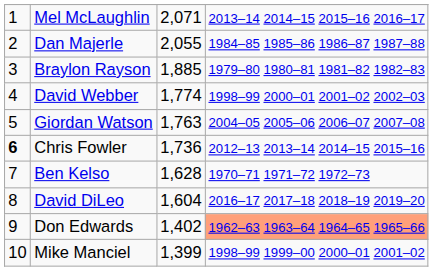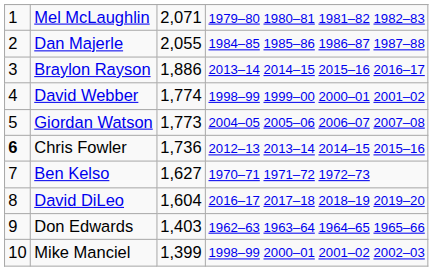(317, 18) 2013–14 2014–15 2015–16 2016–17 -> (317, 18) 1979–80 1980–81 1981–82 1982–83
(181, 69) 1,885 -> (181, 69) 1,886
(317, 70) 1979–80 1980–81 1981–82 1982–83 -> (317, 70) 2013–14 2014–15 2015–16 2016–17
(317, 96) 1998–99 2000–01 2001–02 2002–03 -> (317, 96) 1998–99 1999–00 2000–01 2001–02
(181, 122) 1,763 -> (181, 122) 1,773
(181, 174) 1,628 -> (181, 174) 1,627
(181, 226) 1,402 -> (181, 226) 1,403
(317, 227) lightsalmon background -> (317, 227) no background
(317, 253) 1998–99 1999–00 2000–01 2001–02 -> (317, 253) 1998–99 2000–01 2001–02 2002–03
